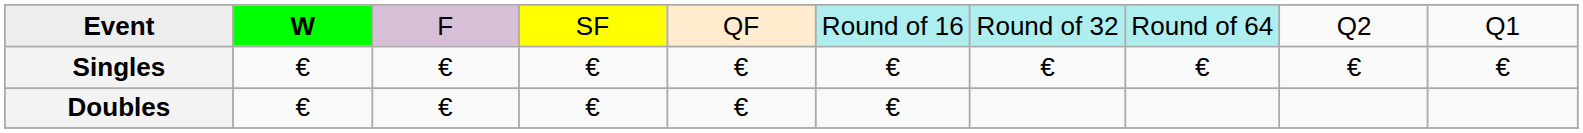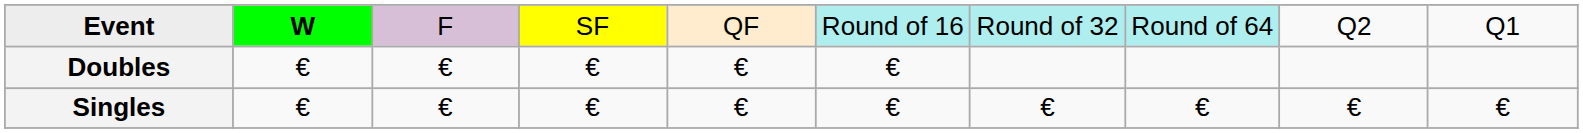rows swapped: (119, 67) <-> (119, 108)
